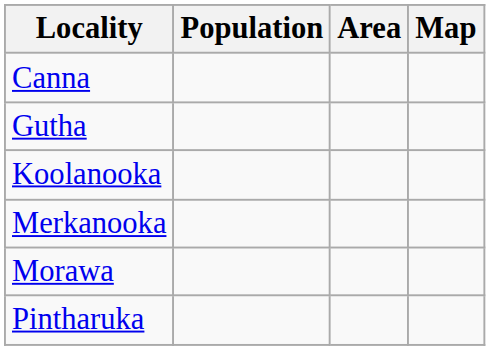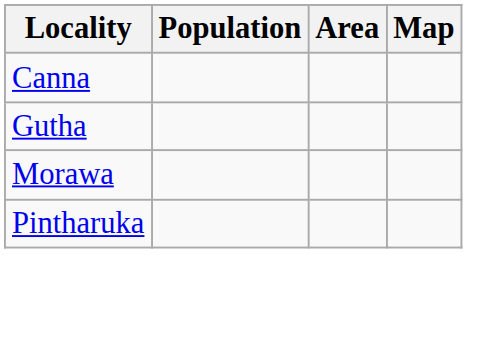- row: (87, 174)
- row: (89, 222)
